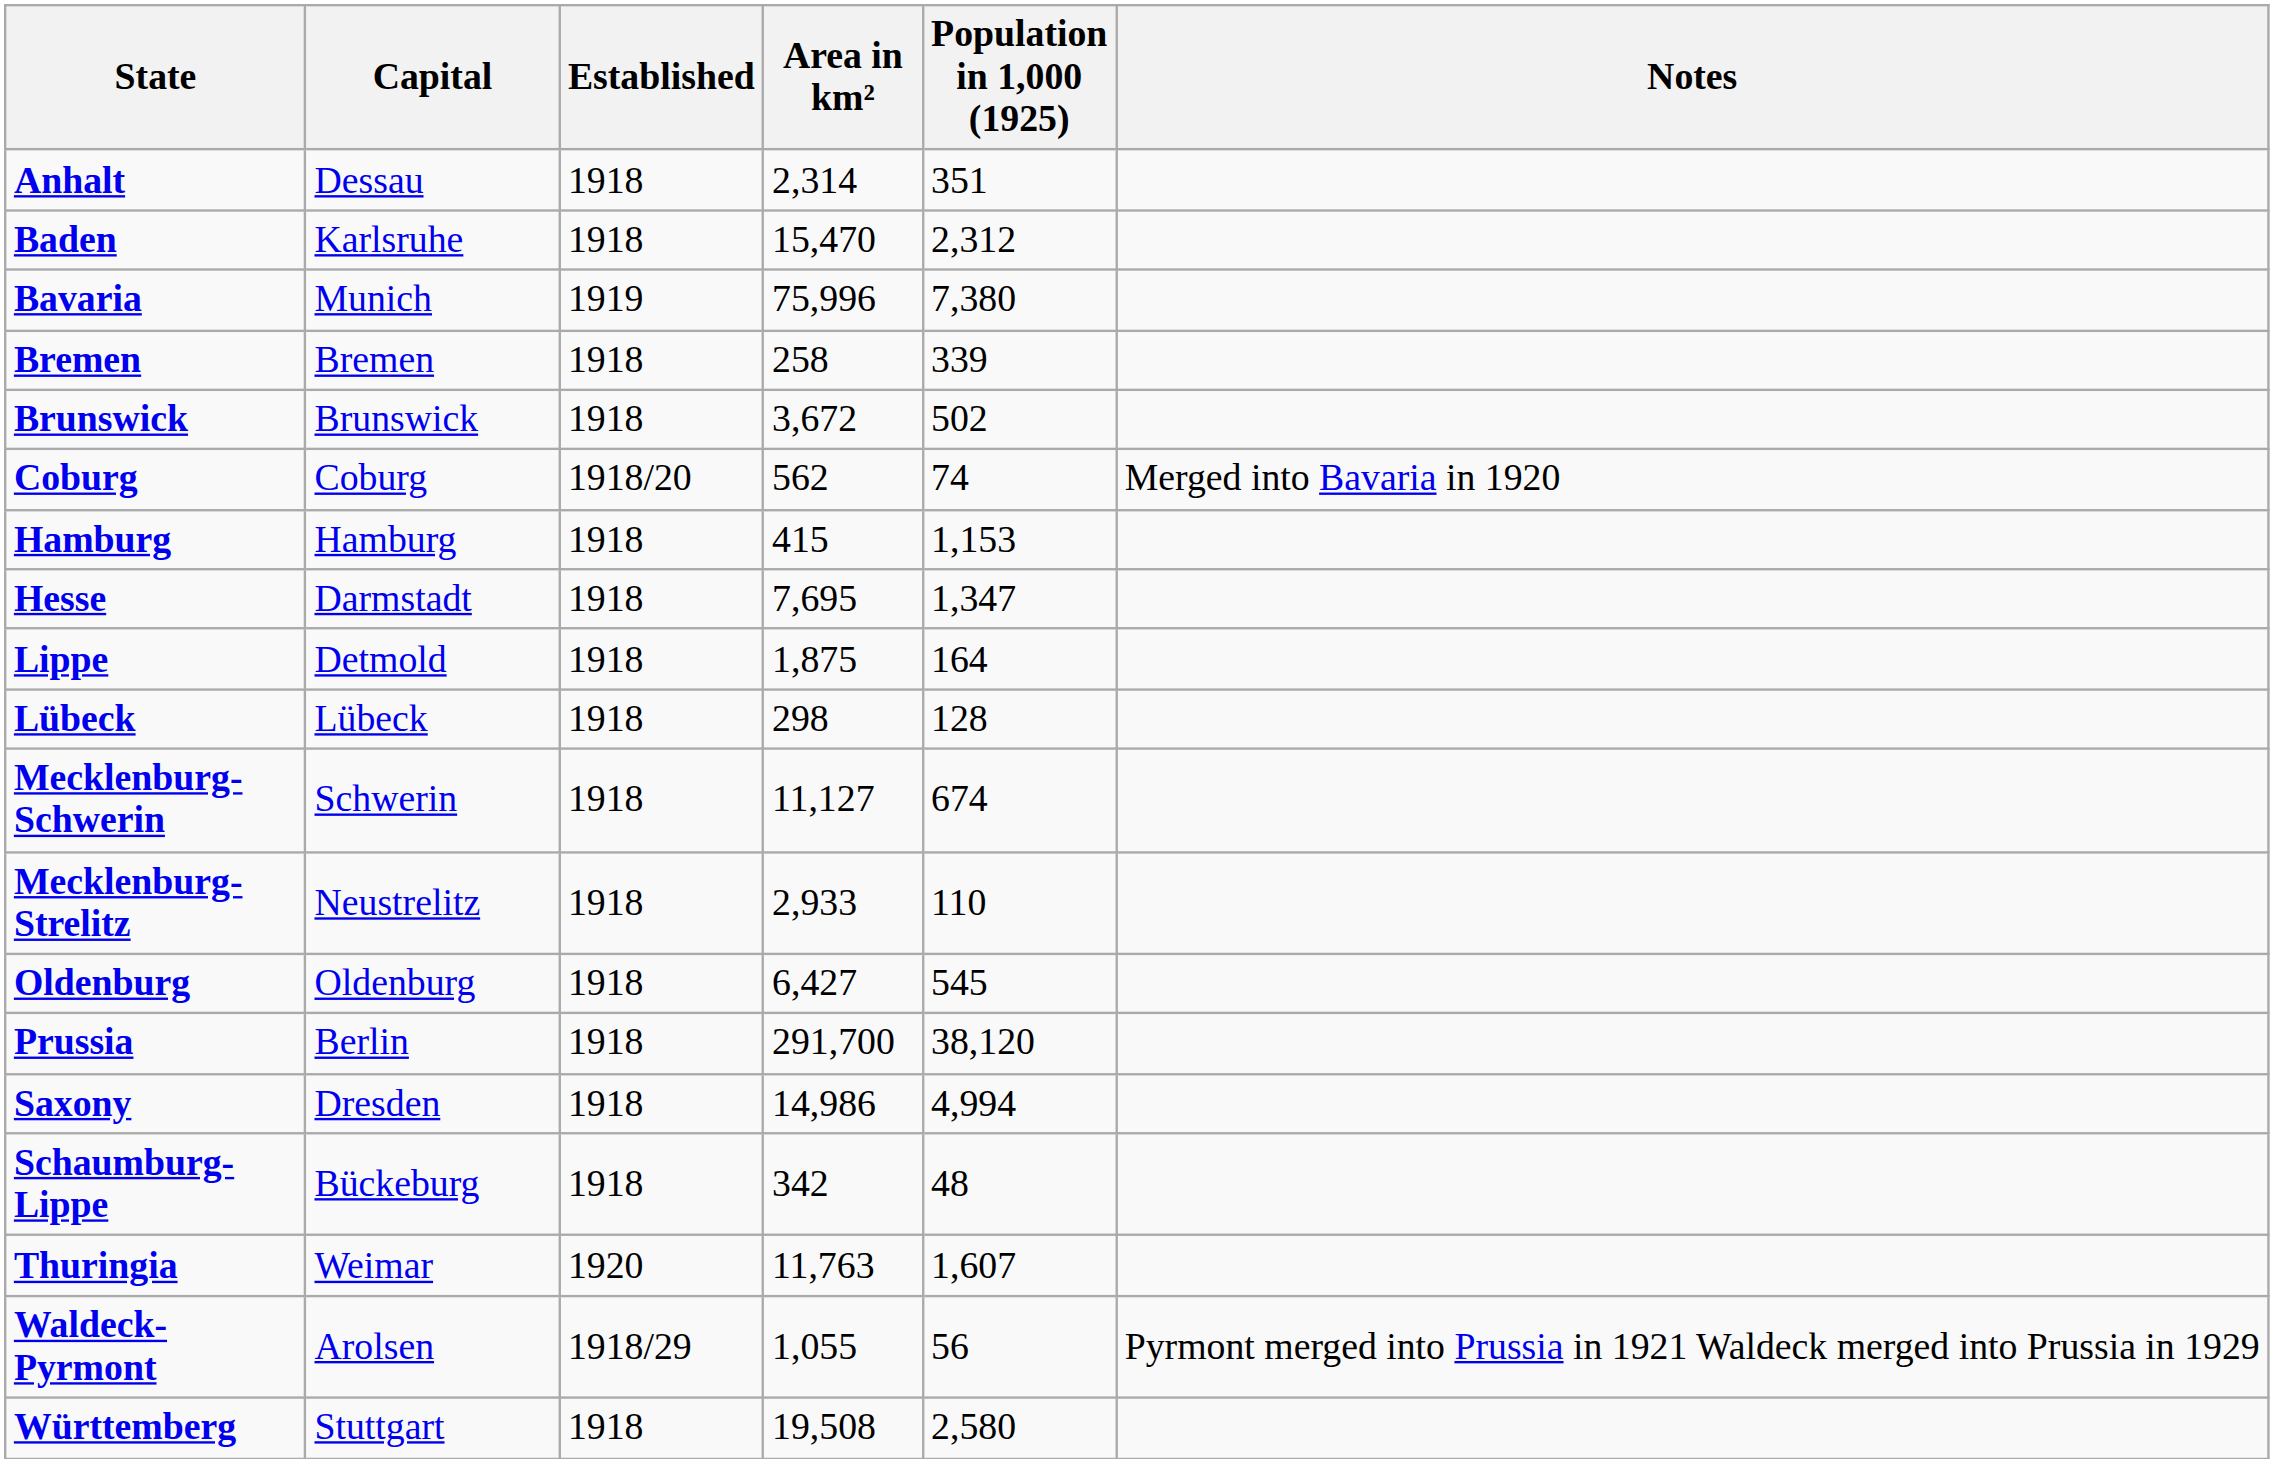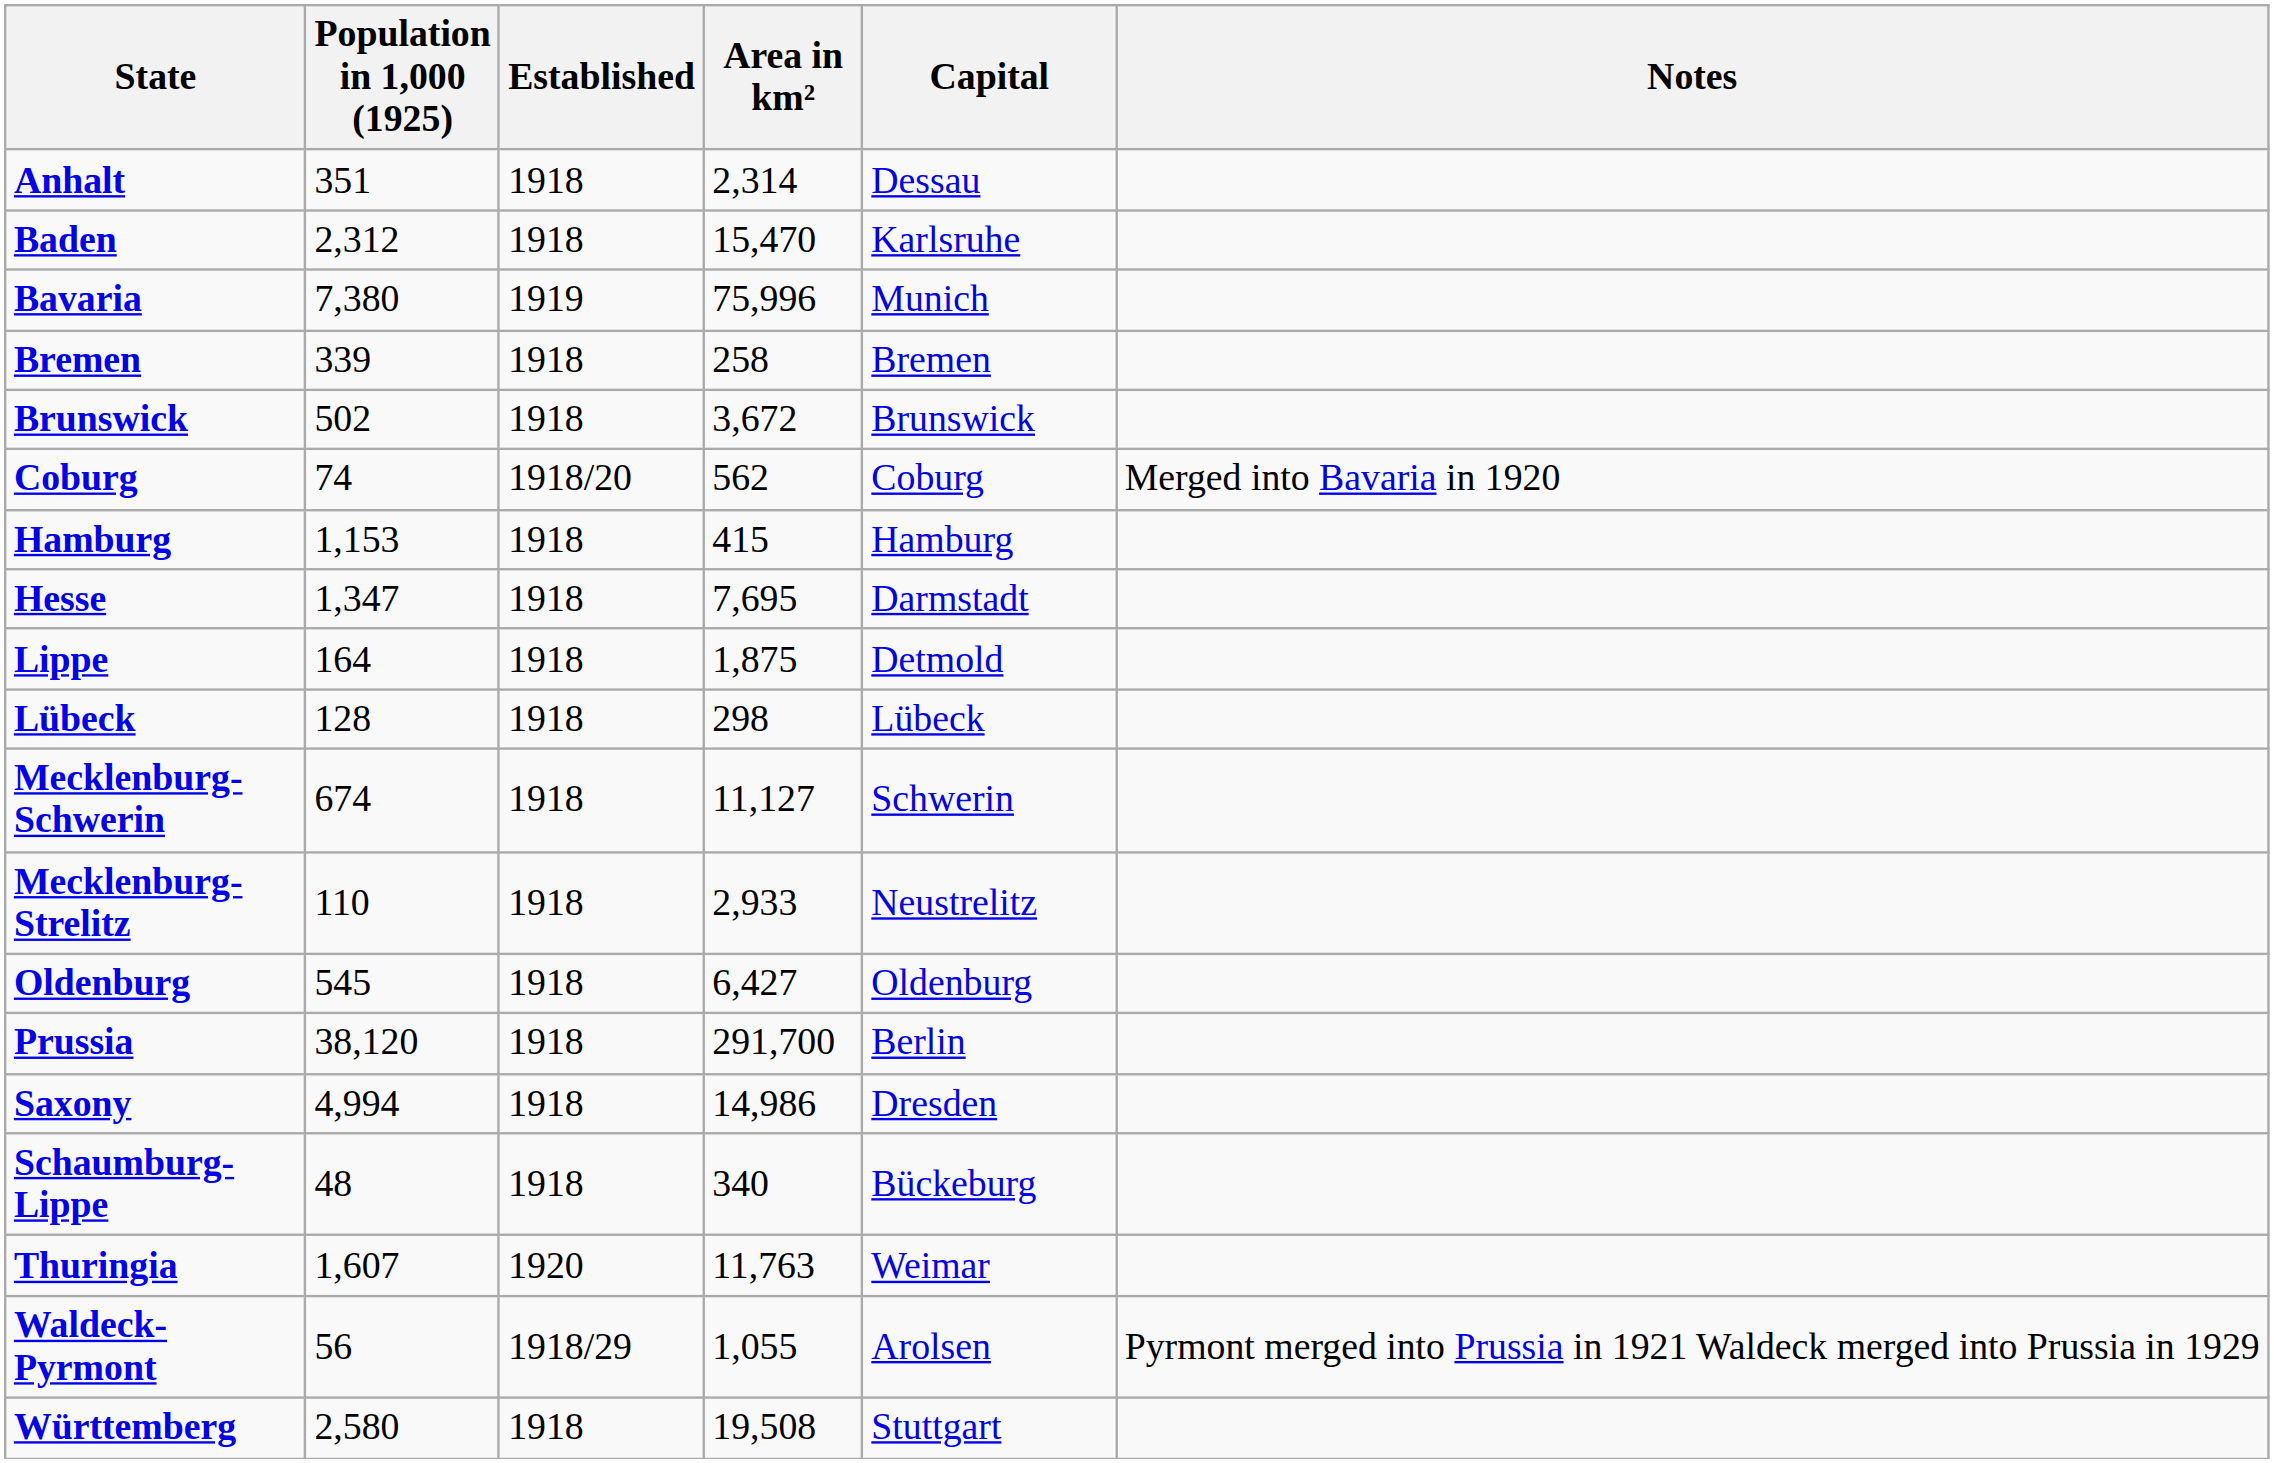columns swapped: (432, 76) <-> (1019, 76)
(800, 1183) 342 -> (741, 1183) 340
